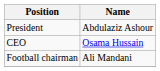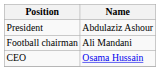rows swapped: (16, 43) <-> (42, 58)
